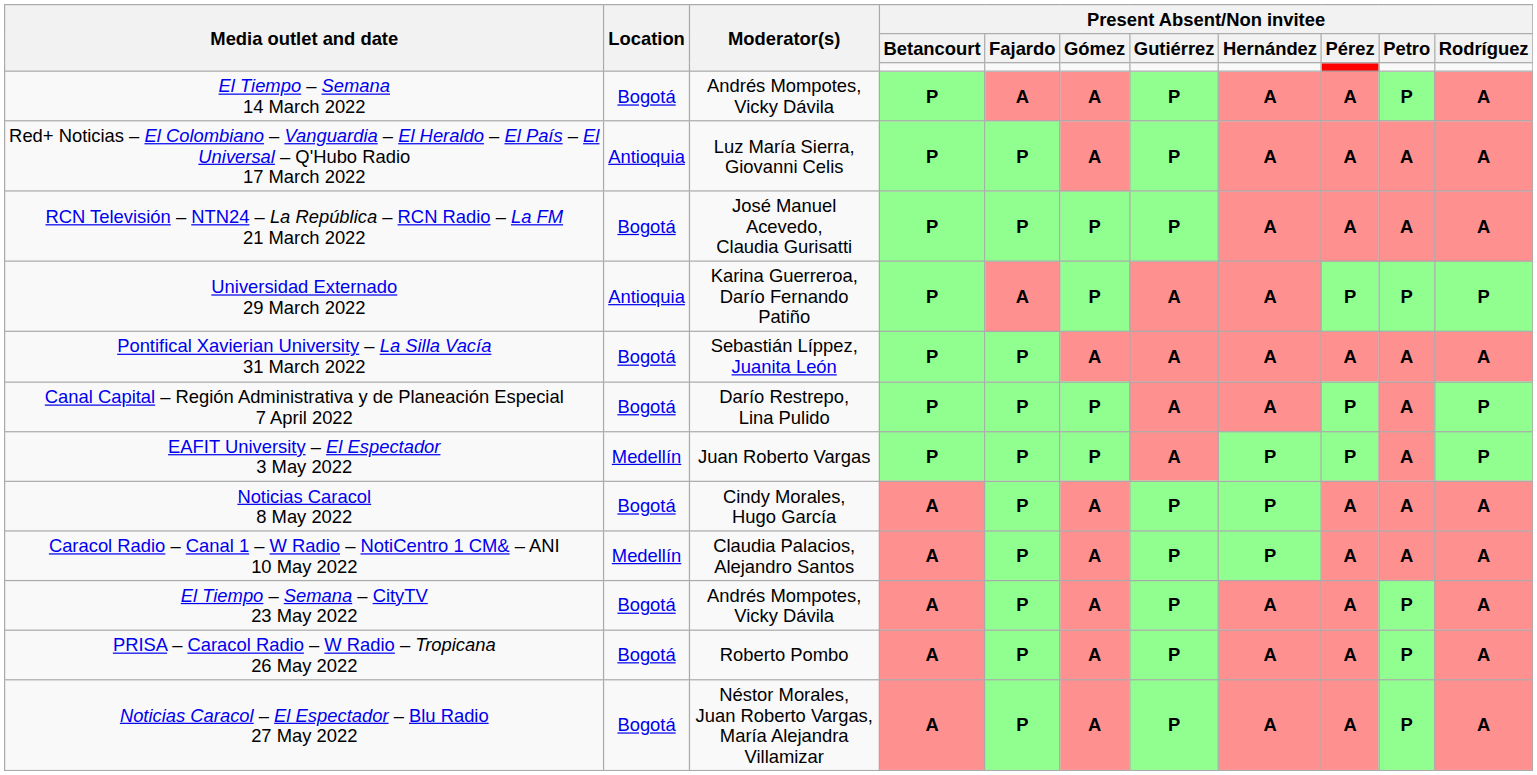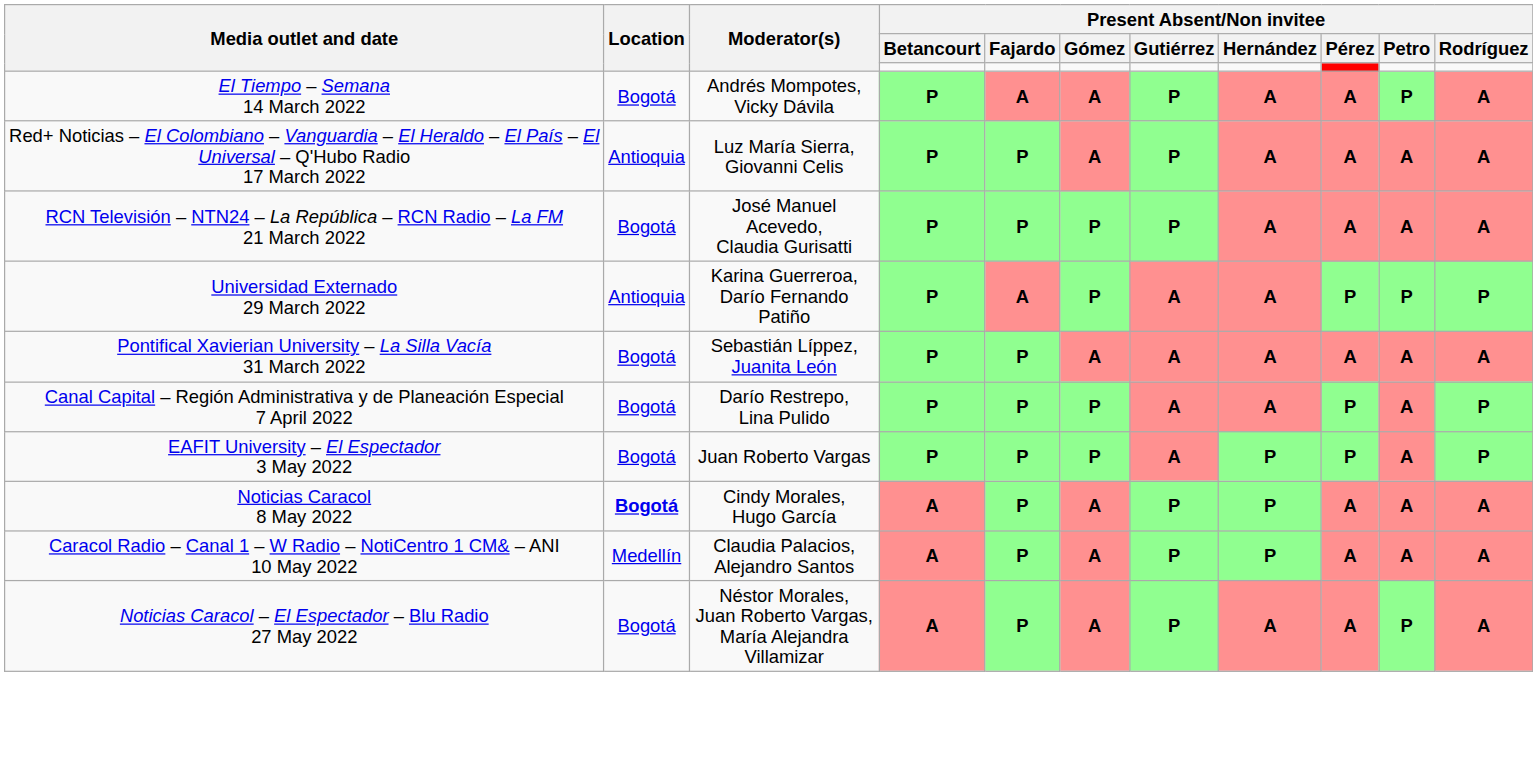(647, 456) Medellín -> (647, 456) Bogotá
(647, 506) normal -> (647, 506) bold
- row: (304, 605)
- row: (304, 655)
